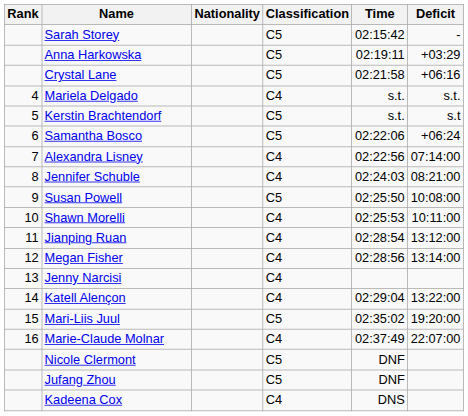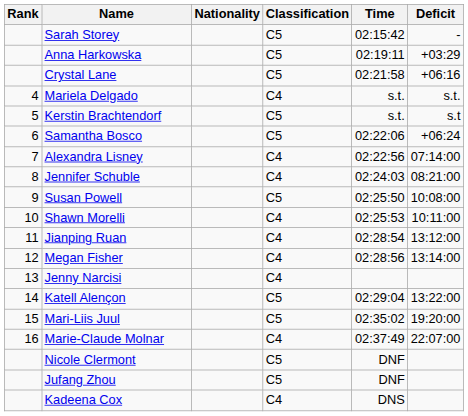(274, 298) C4 -> (274, 298) C5
